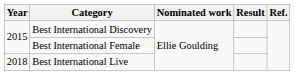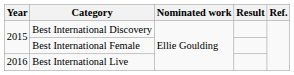(17, 62) 2018 -> (17, 62) 2016
